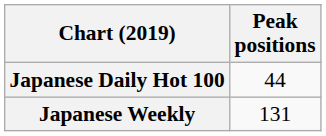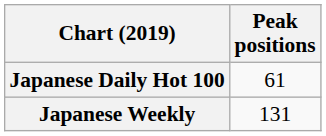(275, 79) 44 -> (275, 79) 61
